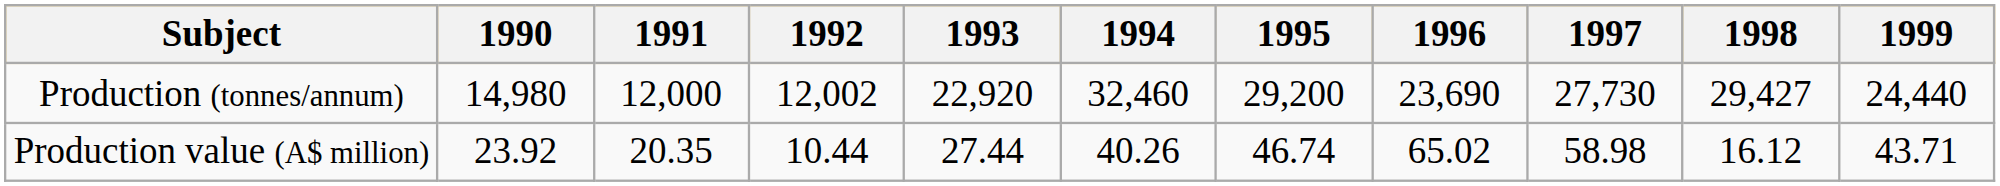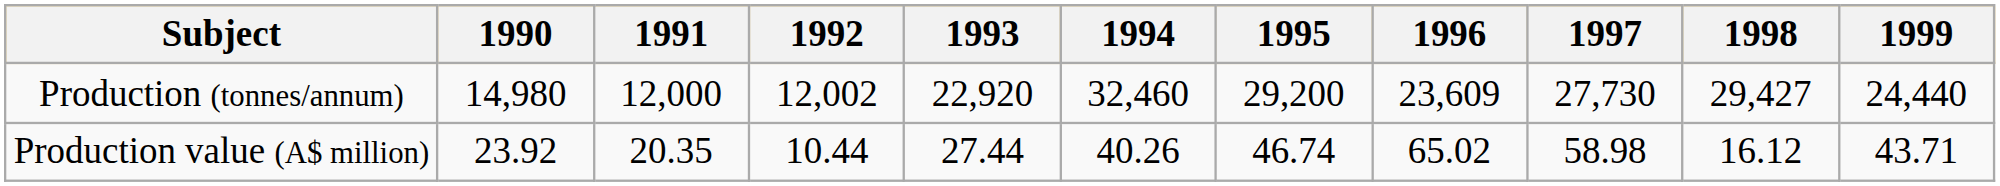(1449, 92) 23,690 -> (1449, 92) 23,609
